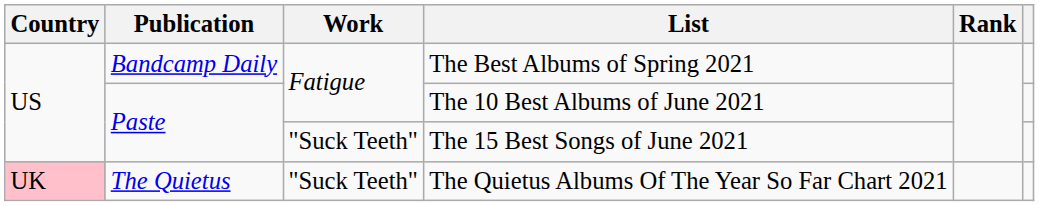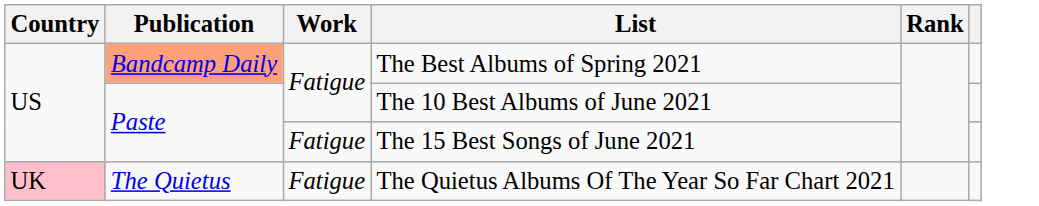(194, 63) no background -> (194, 63) lightsalmon background
(353, 141) "Suck Teeth" -> (327, 141) Fatigue
(353, 180) "Suck Teeth" -> (327, 180) Fatigue
